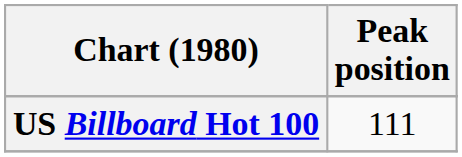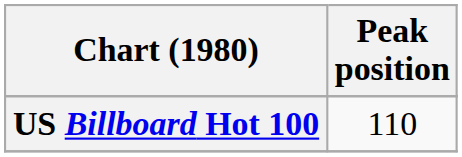(392, 123) 111 -> (392, 123) 110
